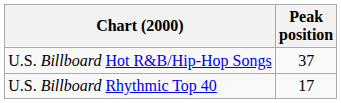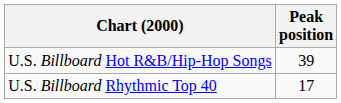(306, 60) 37 -> (306, 60) 39
